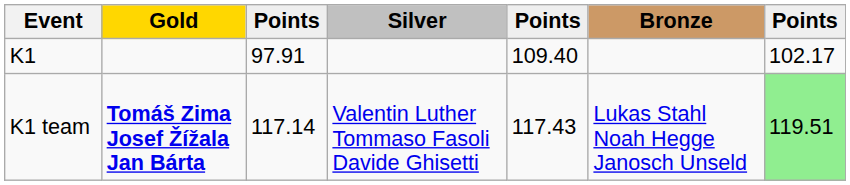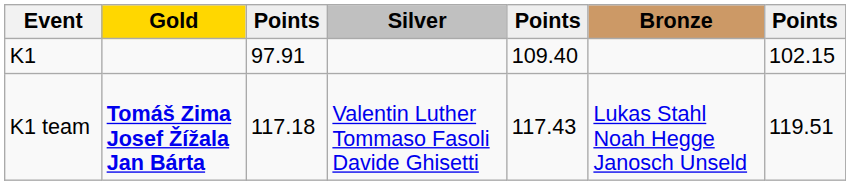(802, 55) 102.17 -> (802, 55) 102.15
(283, 126) 117.14 -> (283, 126) 117.18
(801, 126) lightgreen background -> (801, 126) no background
